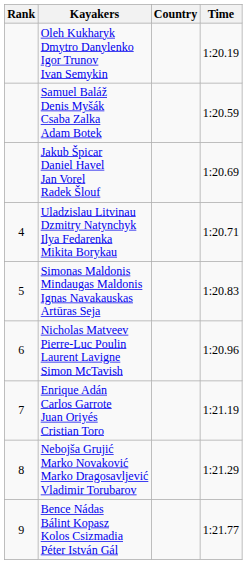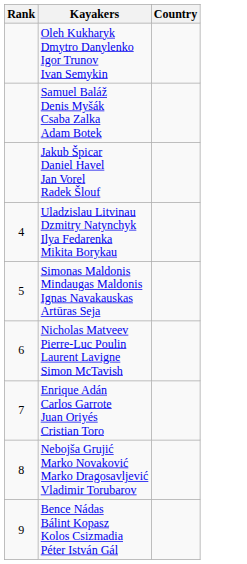- column: (221, 14)
